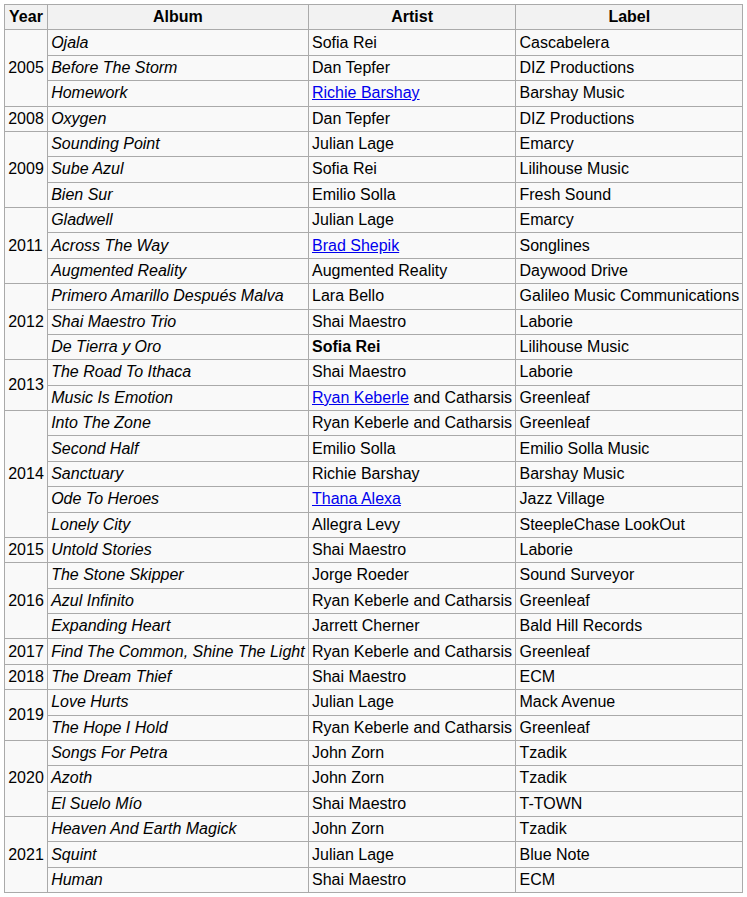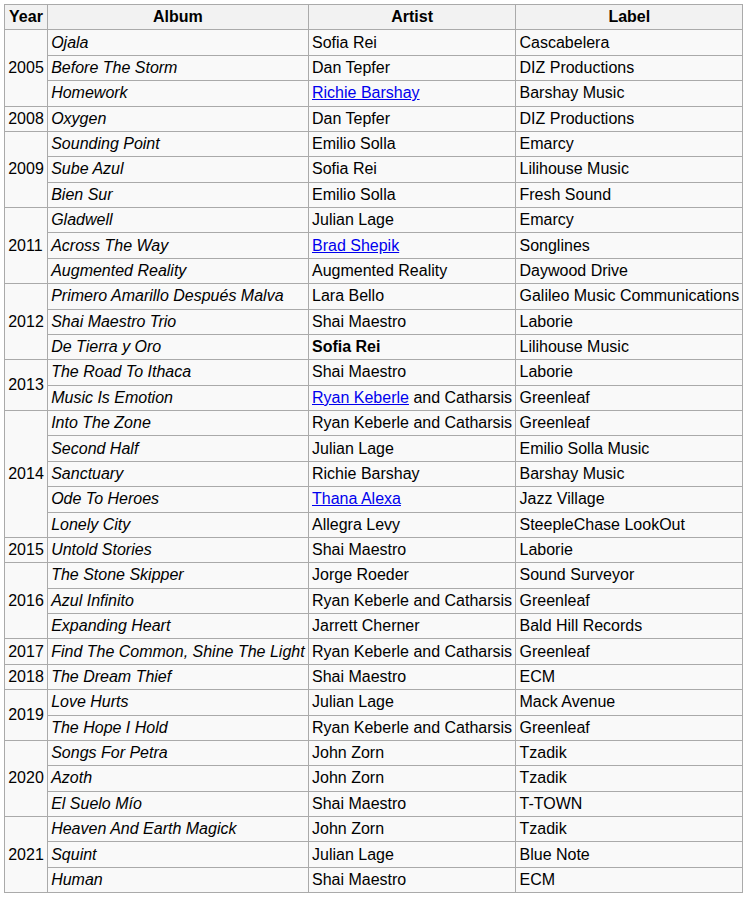(353, 144) Julian Lage -> (354, 144) Emilio Solla
(354, 448) Emilio Solla -> (353, 448) Julian Lage
